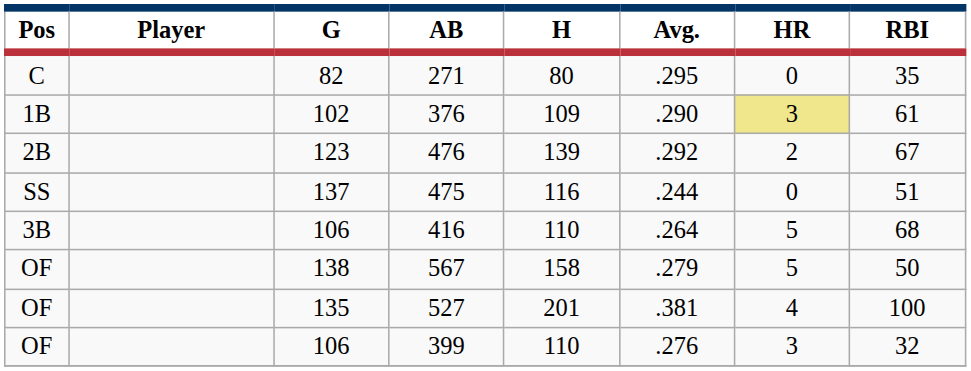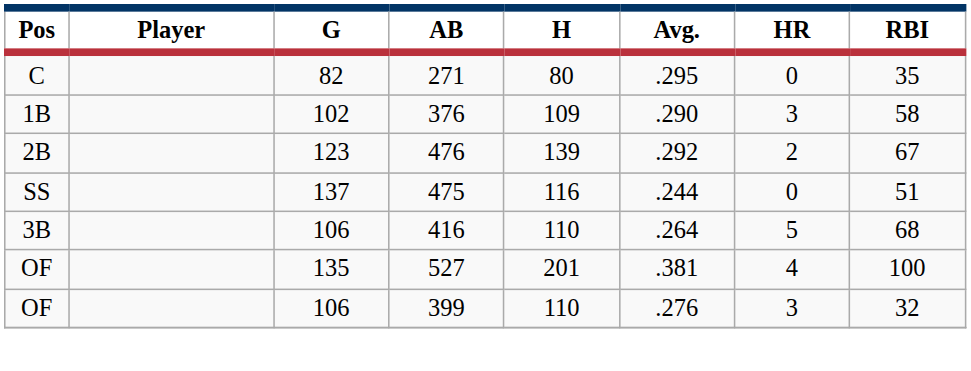(792, 113) khaki background -> (792, 113) no background
(907, 113) 61 -> (907, 113) 58
- row: (446, 269)
